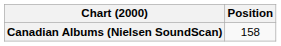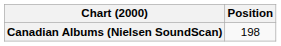(250, 31) 158 -> (250, 31) 198
